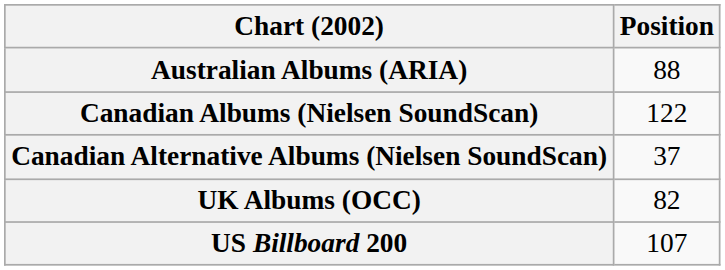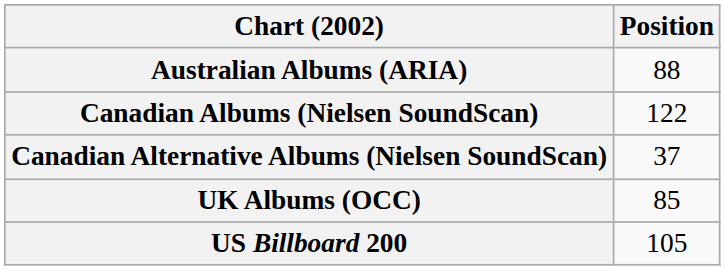(667, 199) 82 -> (667, 199) 85
(667, 243) 107 -> (667, 243) 105
